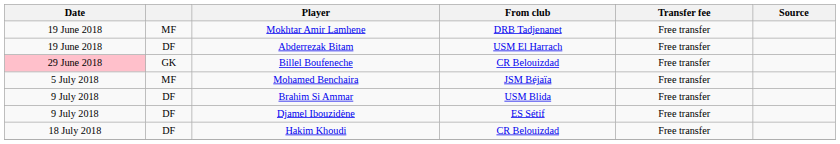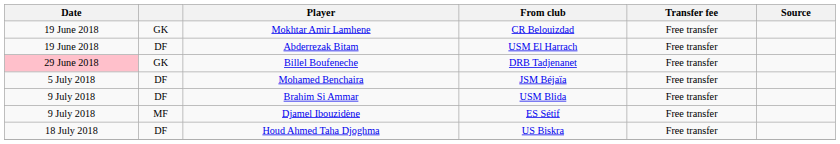(169, 29) MF -> (161, 29) GK
(528, 29) DRB Tadjenanet -> (543, 29) CR Belouizdad
(528, 62) CR Belouizdad -> (543, 62) DRB Tadjenanet
(169, 79) MF -> (161, 79) DF
(169, 113) DF -> (161, 113) MF
- row: (316, 130)
+ row: (321, 130)
